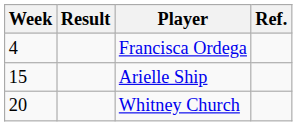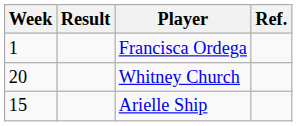(13, 47) 4 -> (13, 47) 1
rows swapped: (163, 76) <-> (179, 105)
